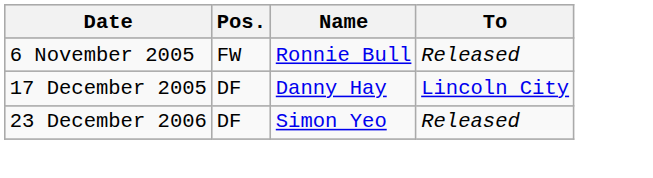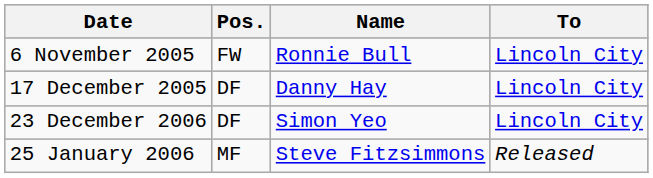(470, 55) Released -> (569, 55) Lincoln City
(470, 122) Released -> (569, 122) Lincoln City
+ row: (102, 155)
